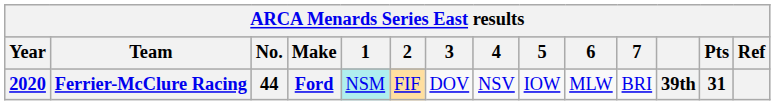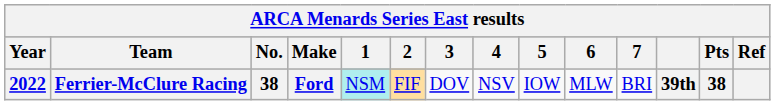(28, 83) 2020 -> (28, 83) 2022
(269, 83) 44 -> (269, 83) 38
(717, 83) 31 -> (717, 83) 38
